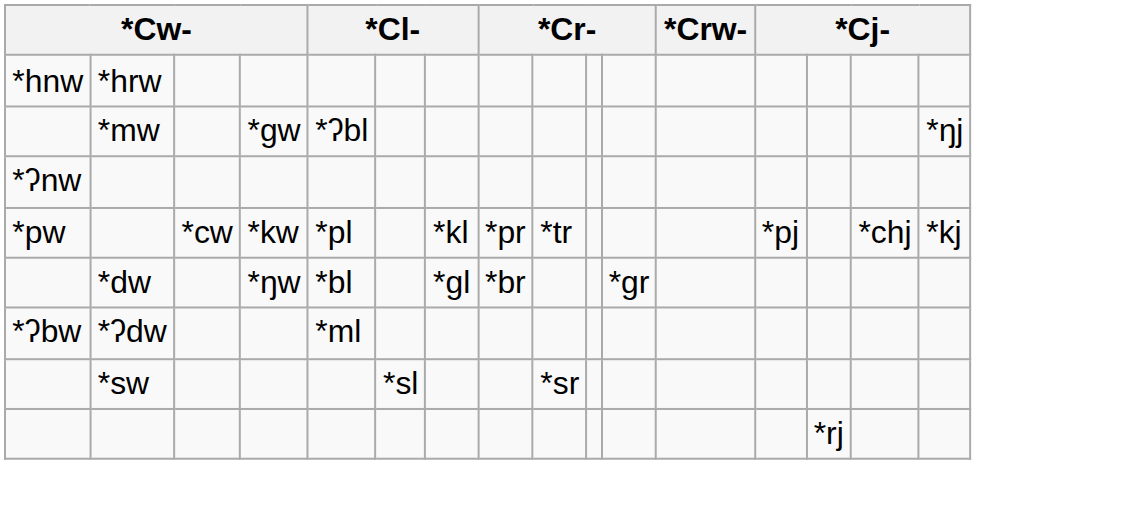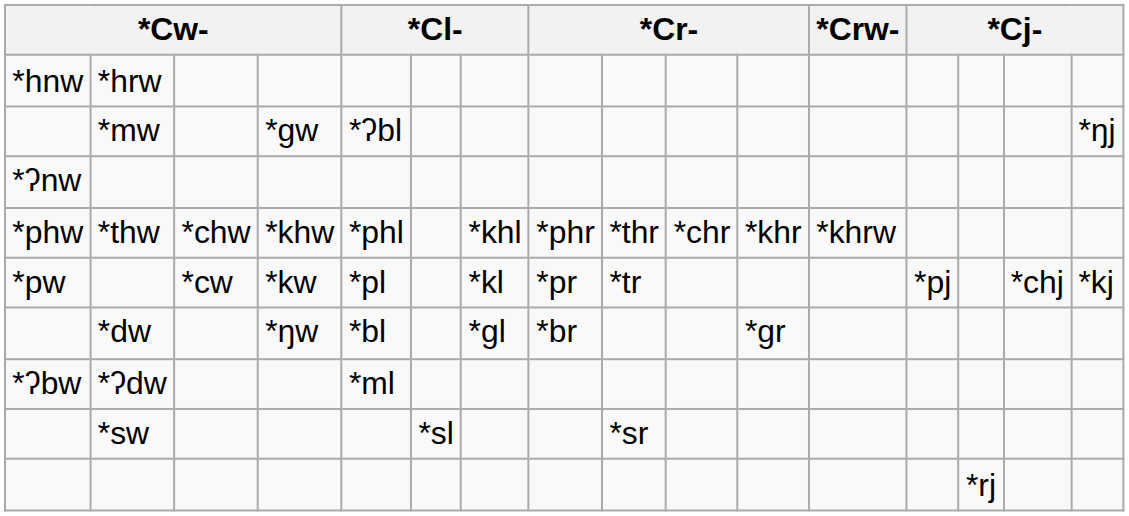+ row: (48, 231)
